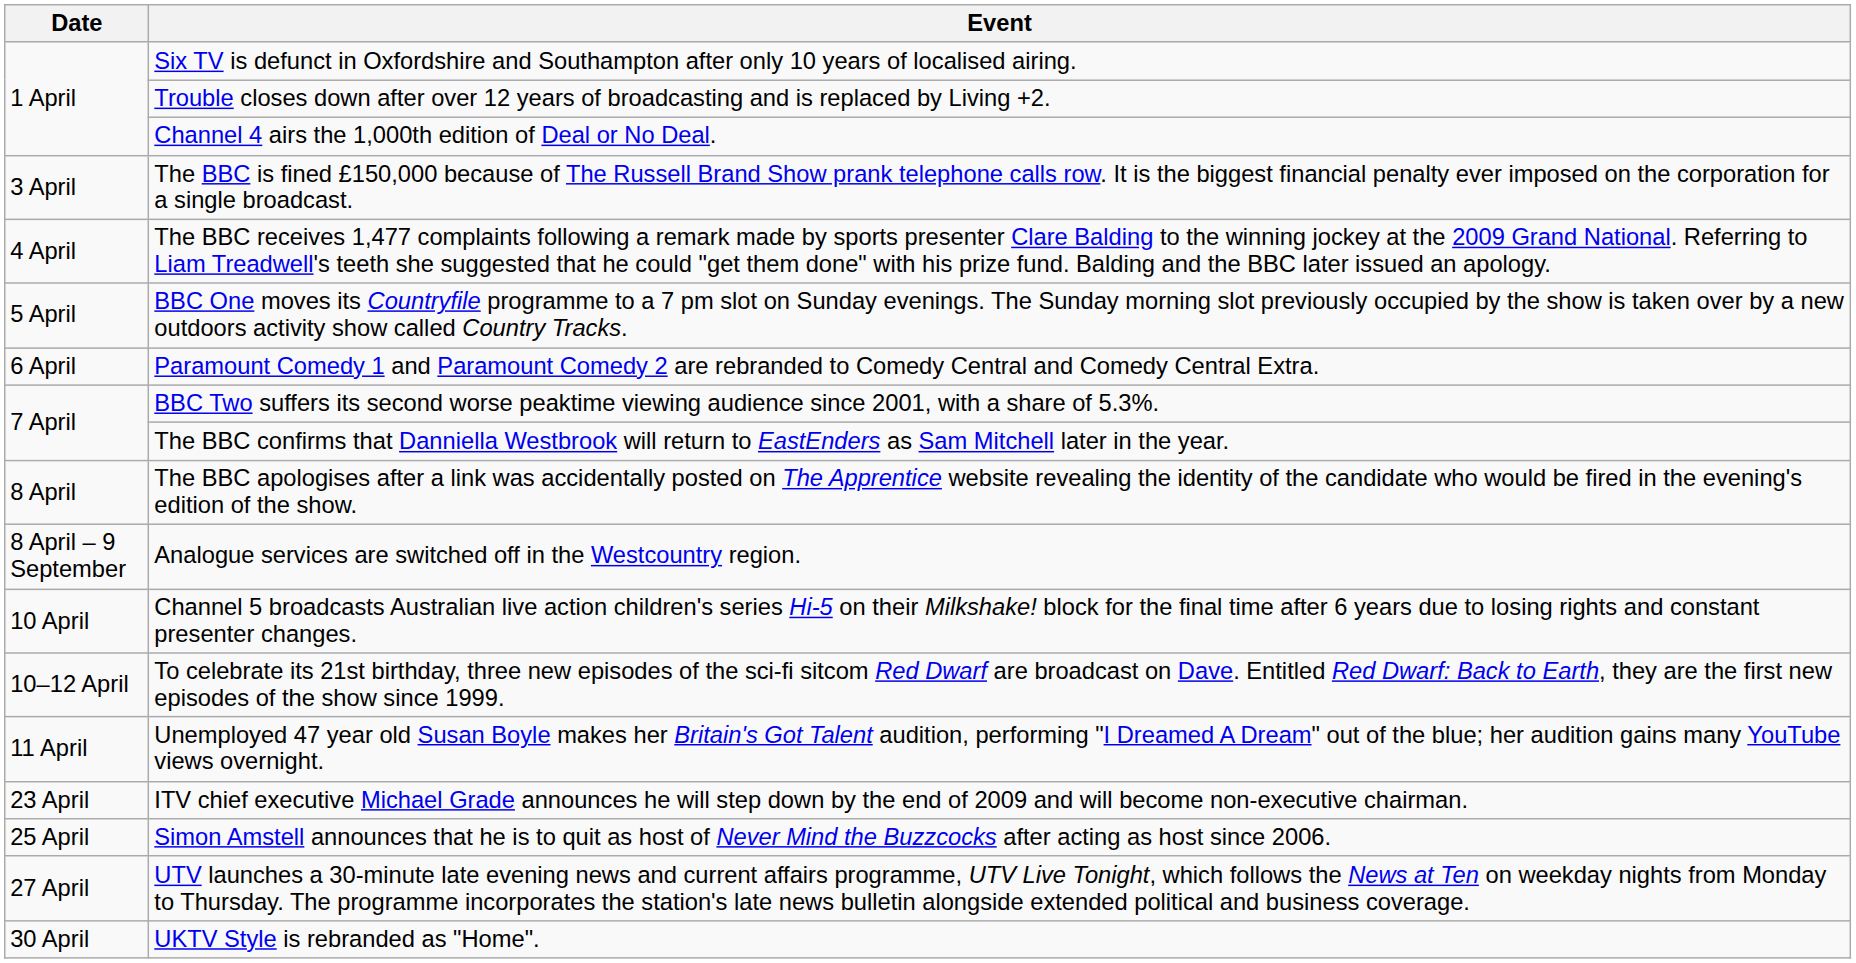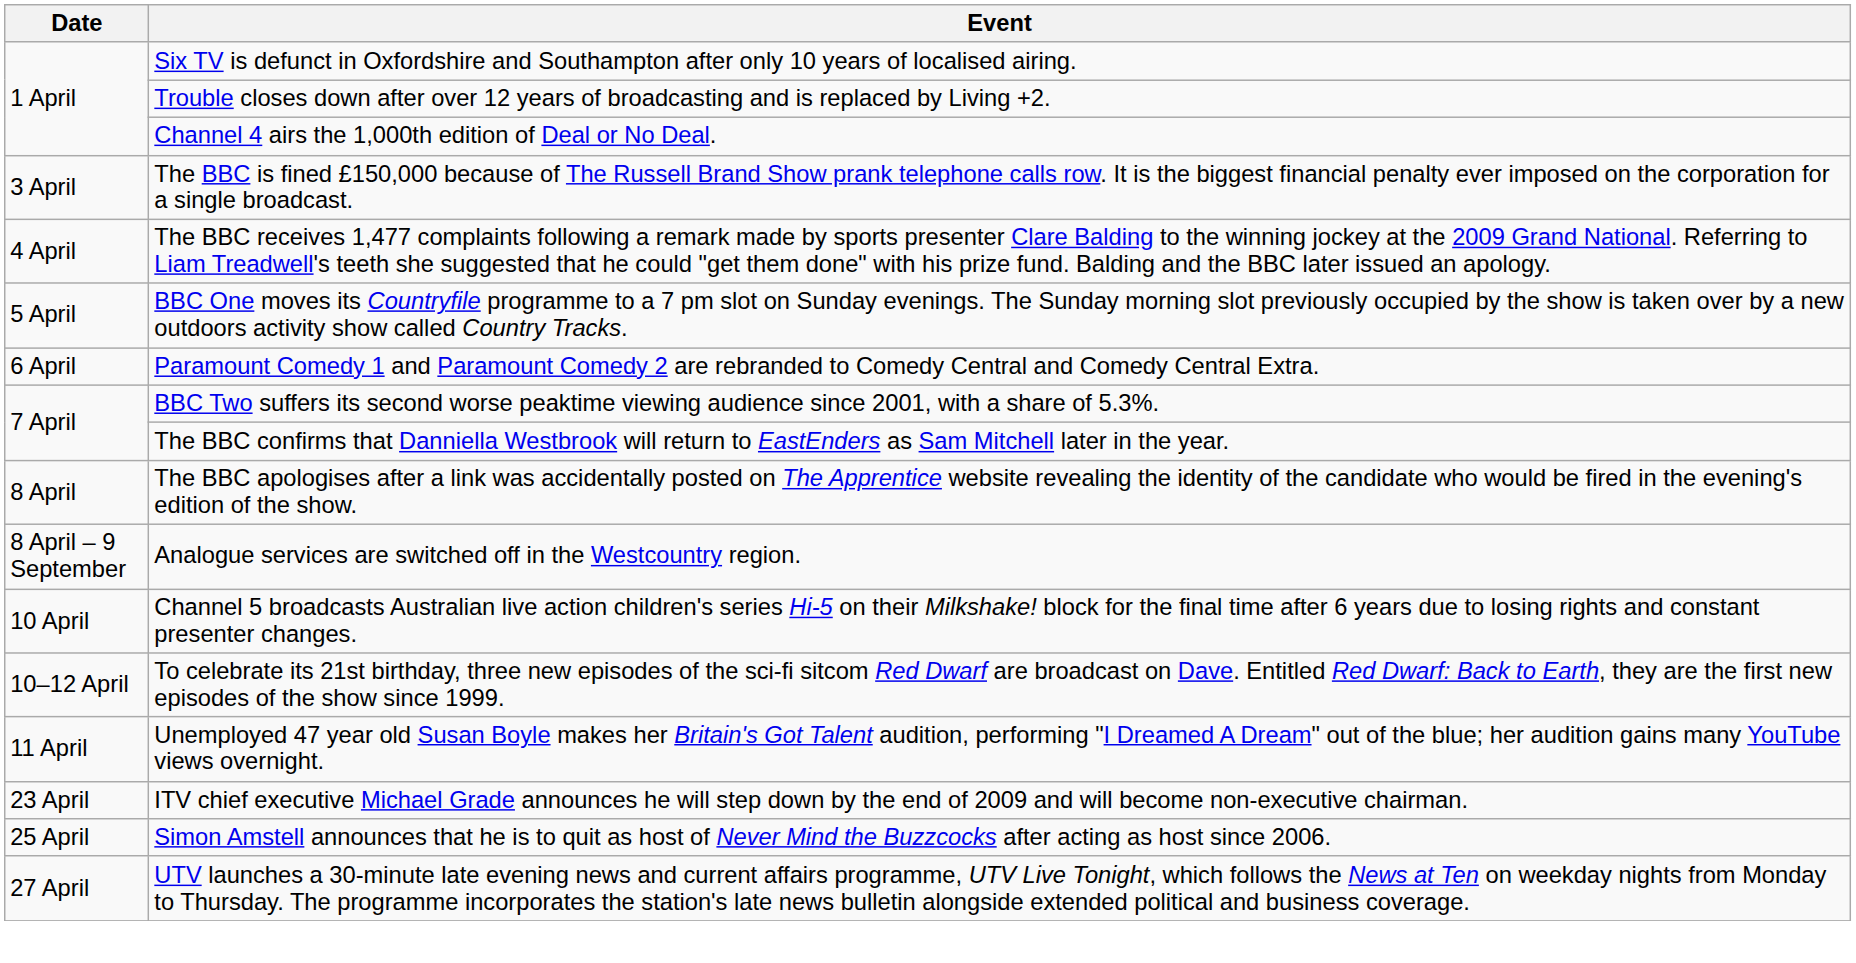- row: (347, 939)
